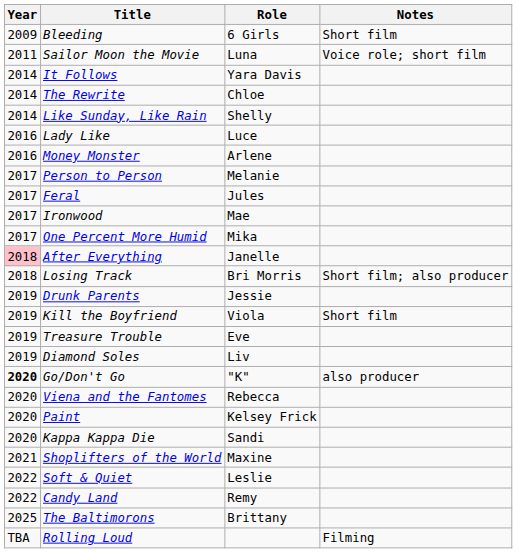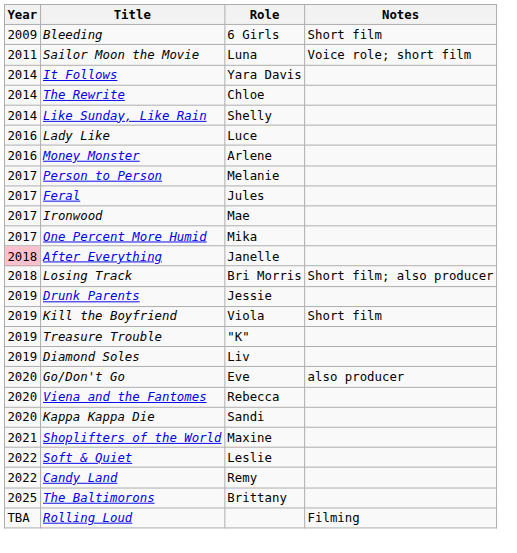(239, 337) Eve -> (239, 337) "K"
(22, 377) bold -> (22, 377) normal
(239, 377) "K" -> (239, 377) Eve
- row: (62, 417)
